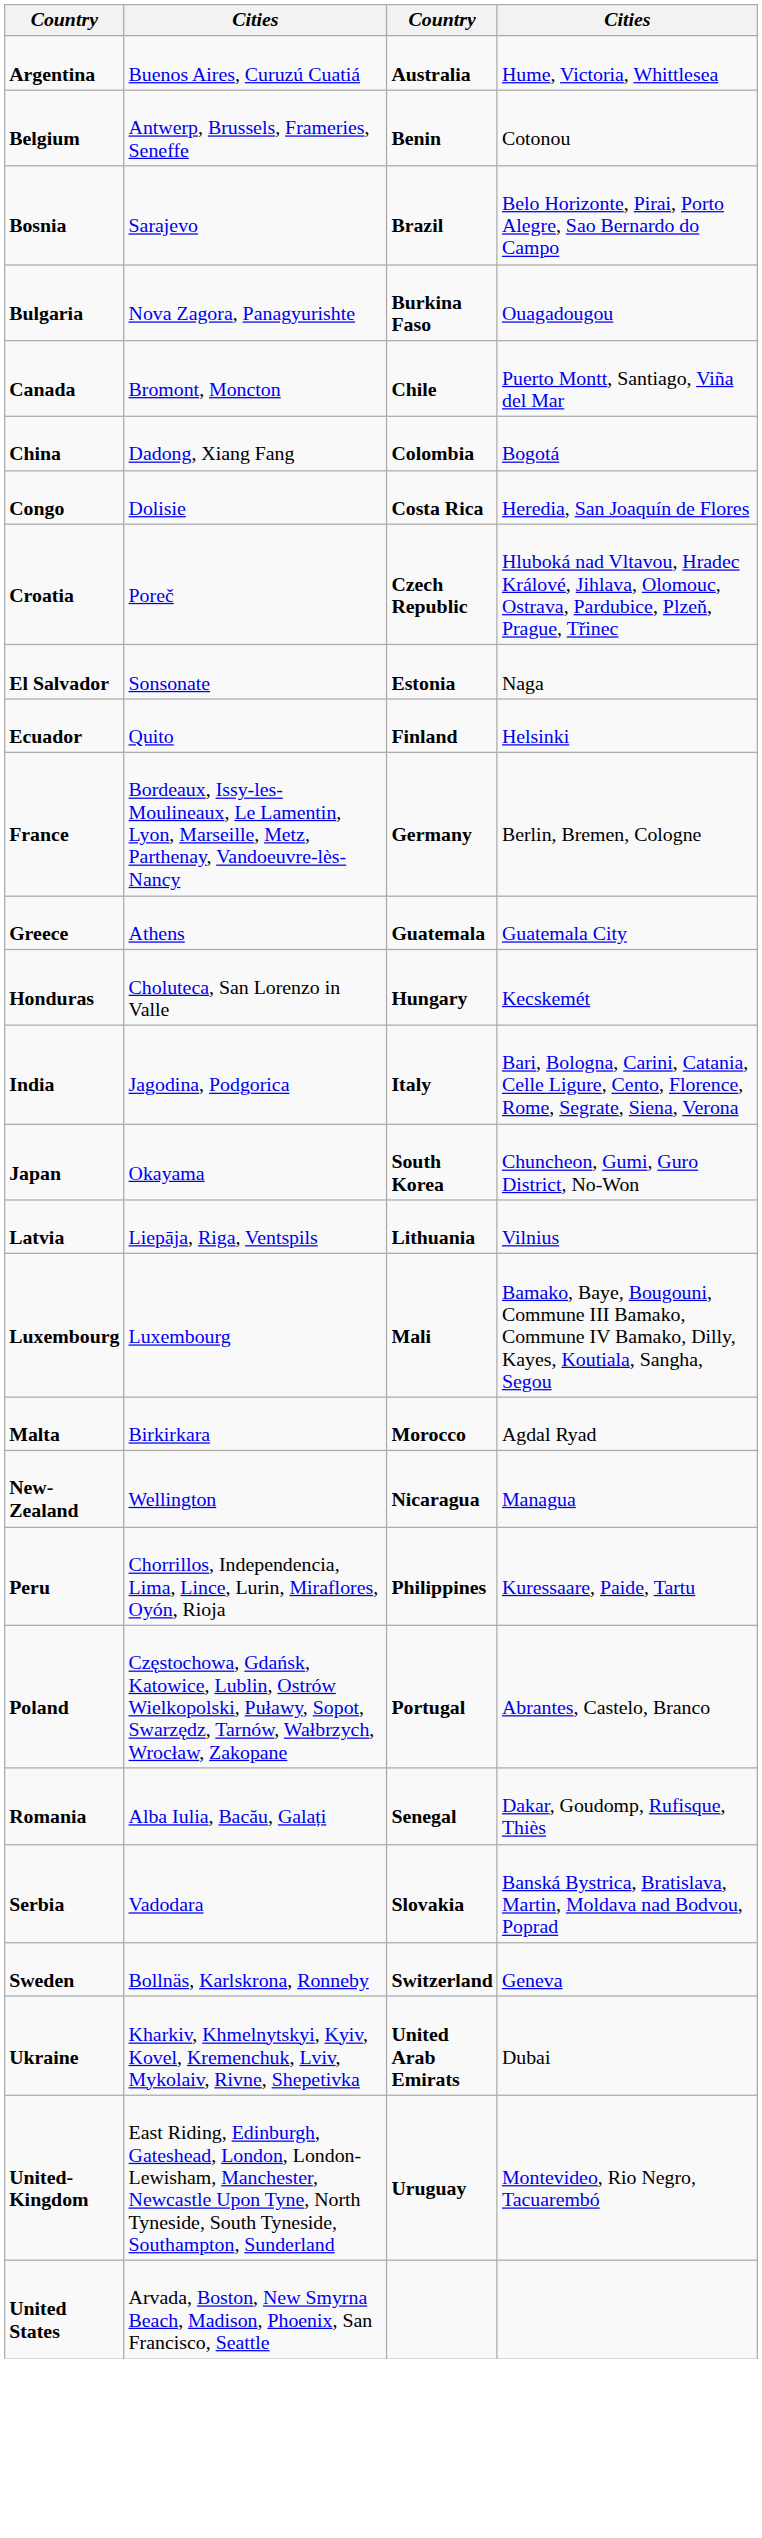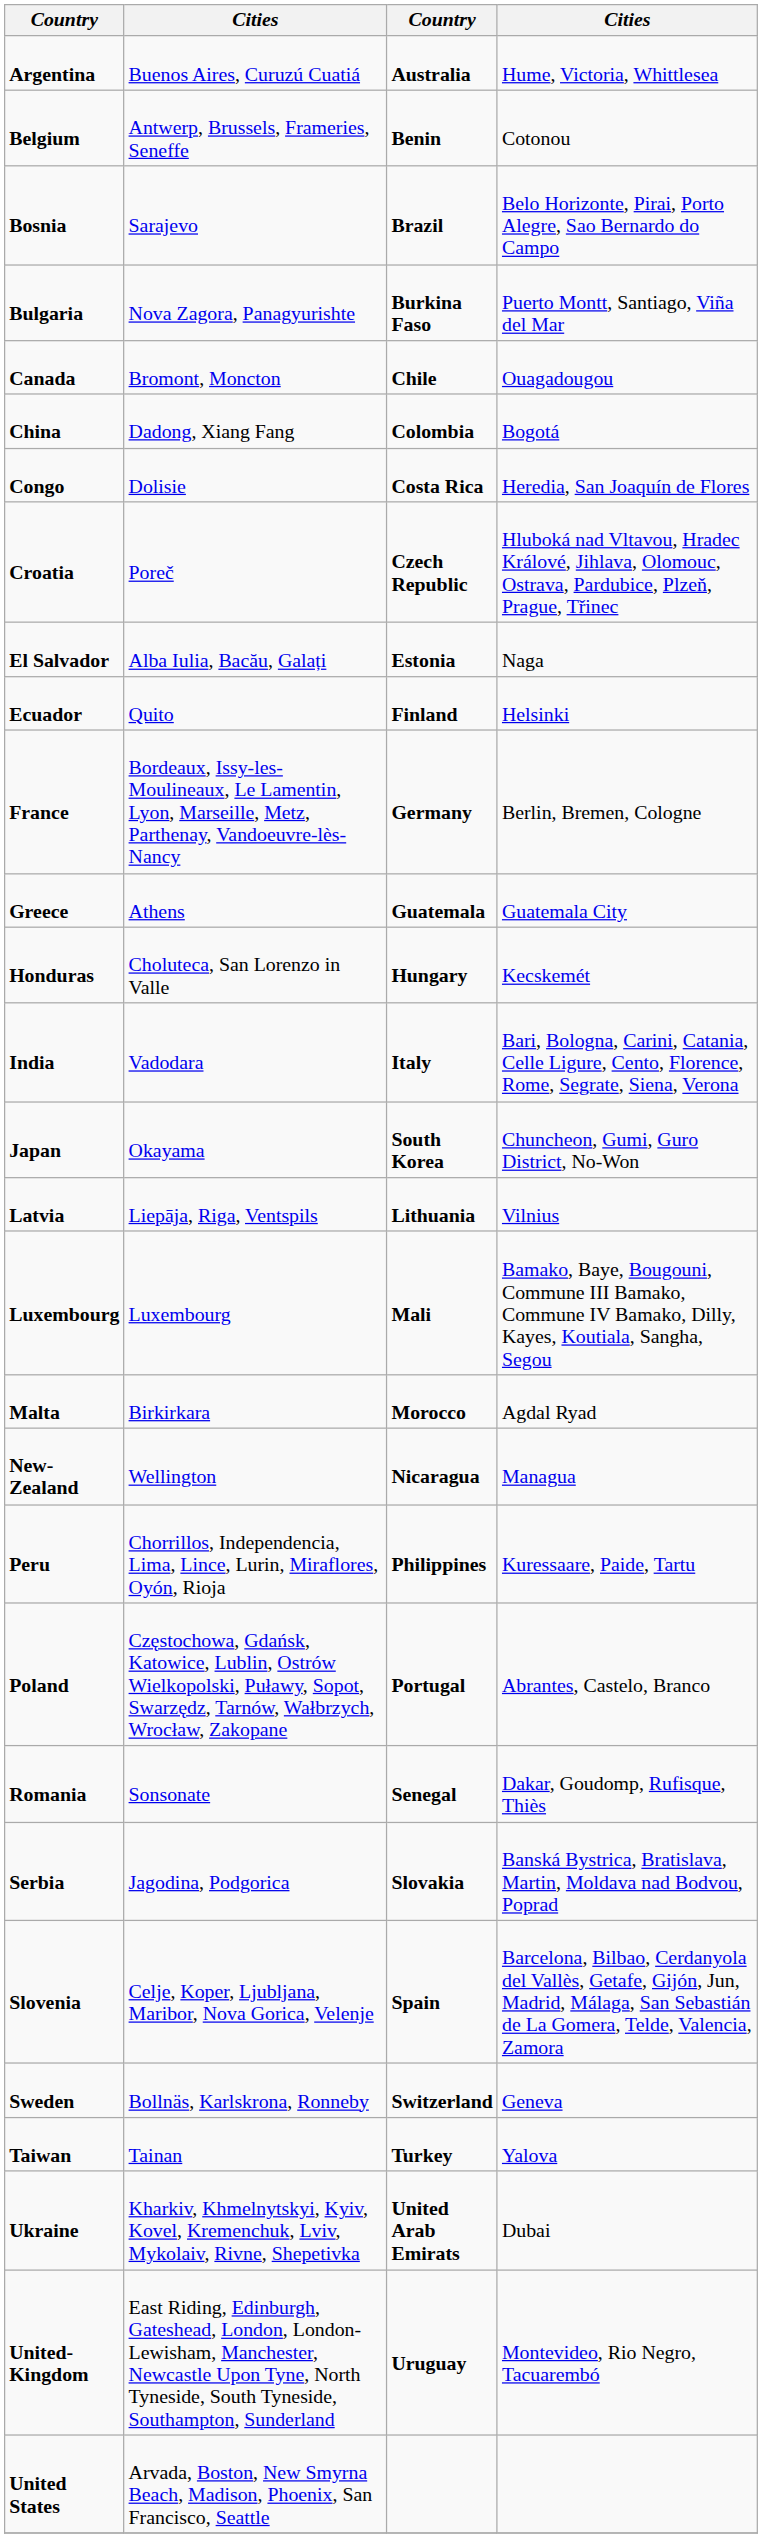(558, 313) Ouagadougou -> (618, 313) Puerto Montt, Santiago, Viña del Mar
(618, 389) Puerto Montt, Santiago, Viña del Mar -> (558, 378) Ouagadougou
(169, 682) Sonsonate -> (227, 660) Alba Iulia, Bacău, Galați
(209, 1085) Jagodina, Podgorica -> (166, 1063) Vadodara
(227, 1817) Alba Iulia, Bacău, Galați -> (169, 1794) Sonsonate
(166, 1904) Vadodara -> (209, 1882) Jagodina, Podgorica
+ row: (45, 2002)
+ row: (40, 2155)
